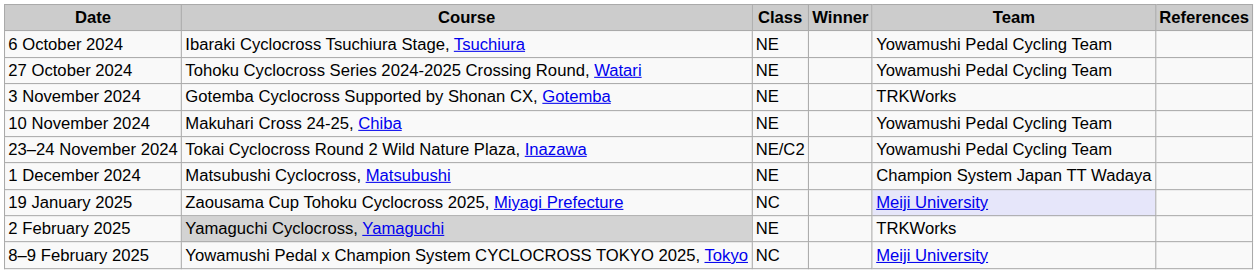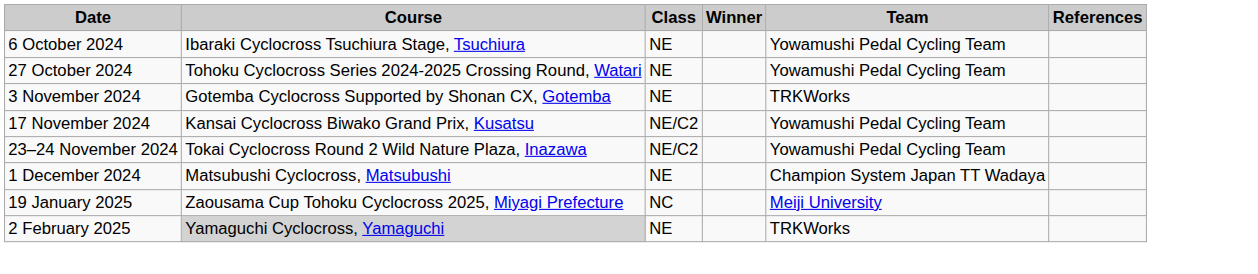- row: (79, 123)
+ row: (79, 123)
(932, 202) lavender background -> (826, 202) no background
- row: (79, 255)
